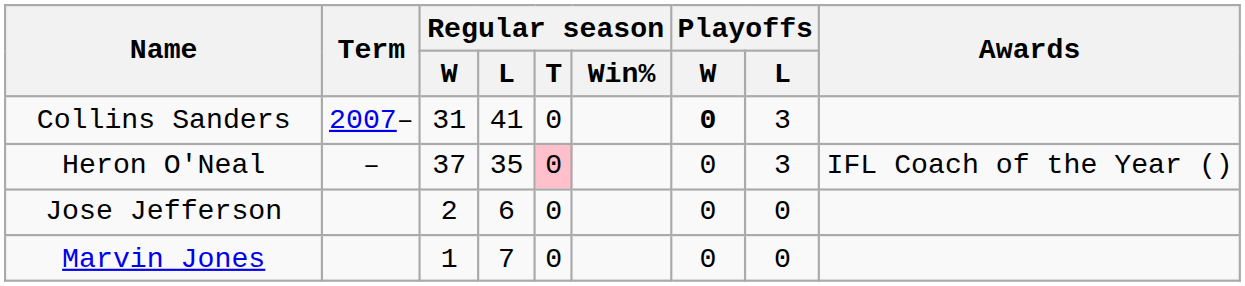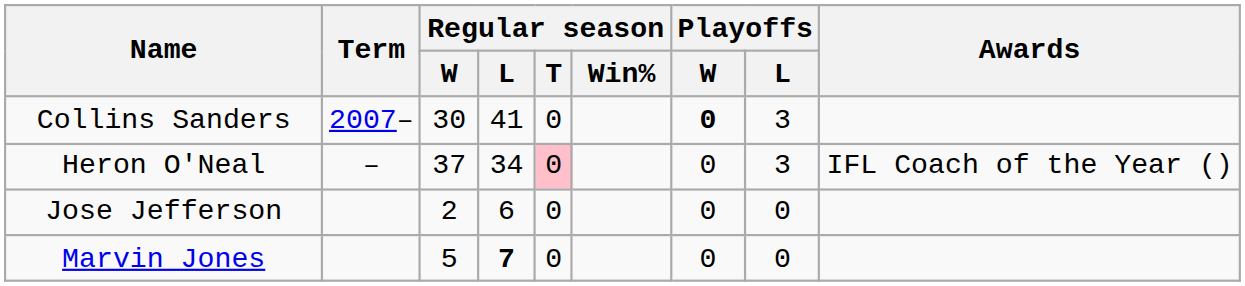(449, 120) 31 -> (449, 120) 30
(507, 166) 35 -> (507, 166) 34
(449, 258) 1 -> (449, 258) 5
(507, 258) normal -> (507, 258) bold
